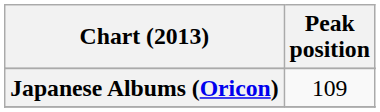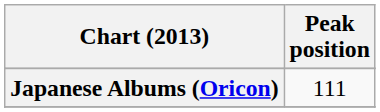(330, 87) 109 -> (330, 87) 111
